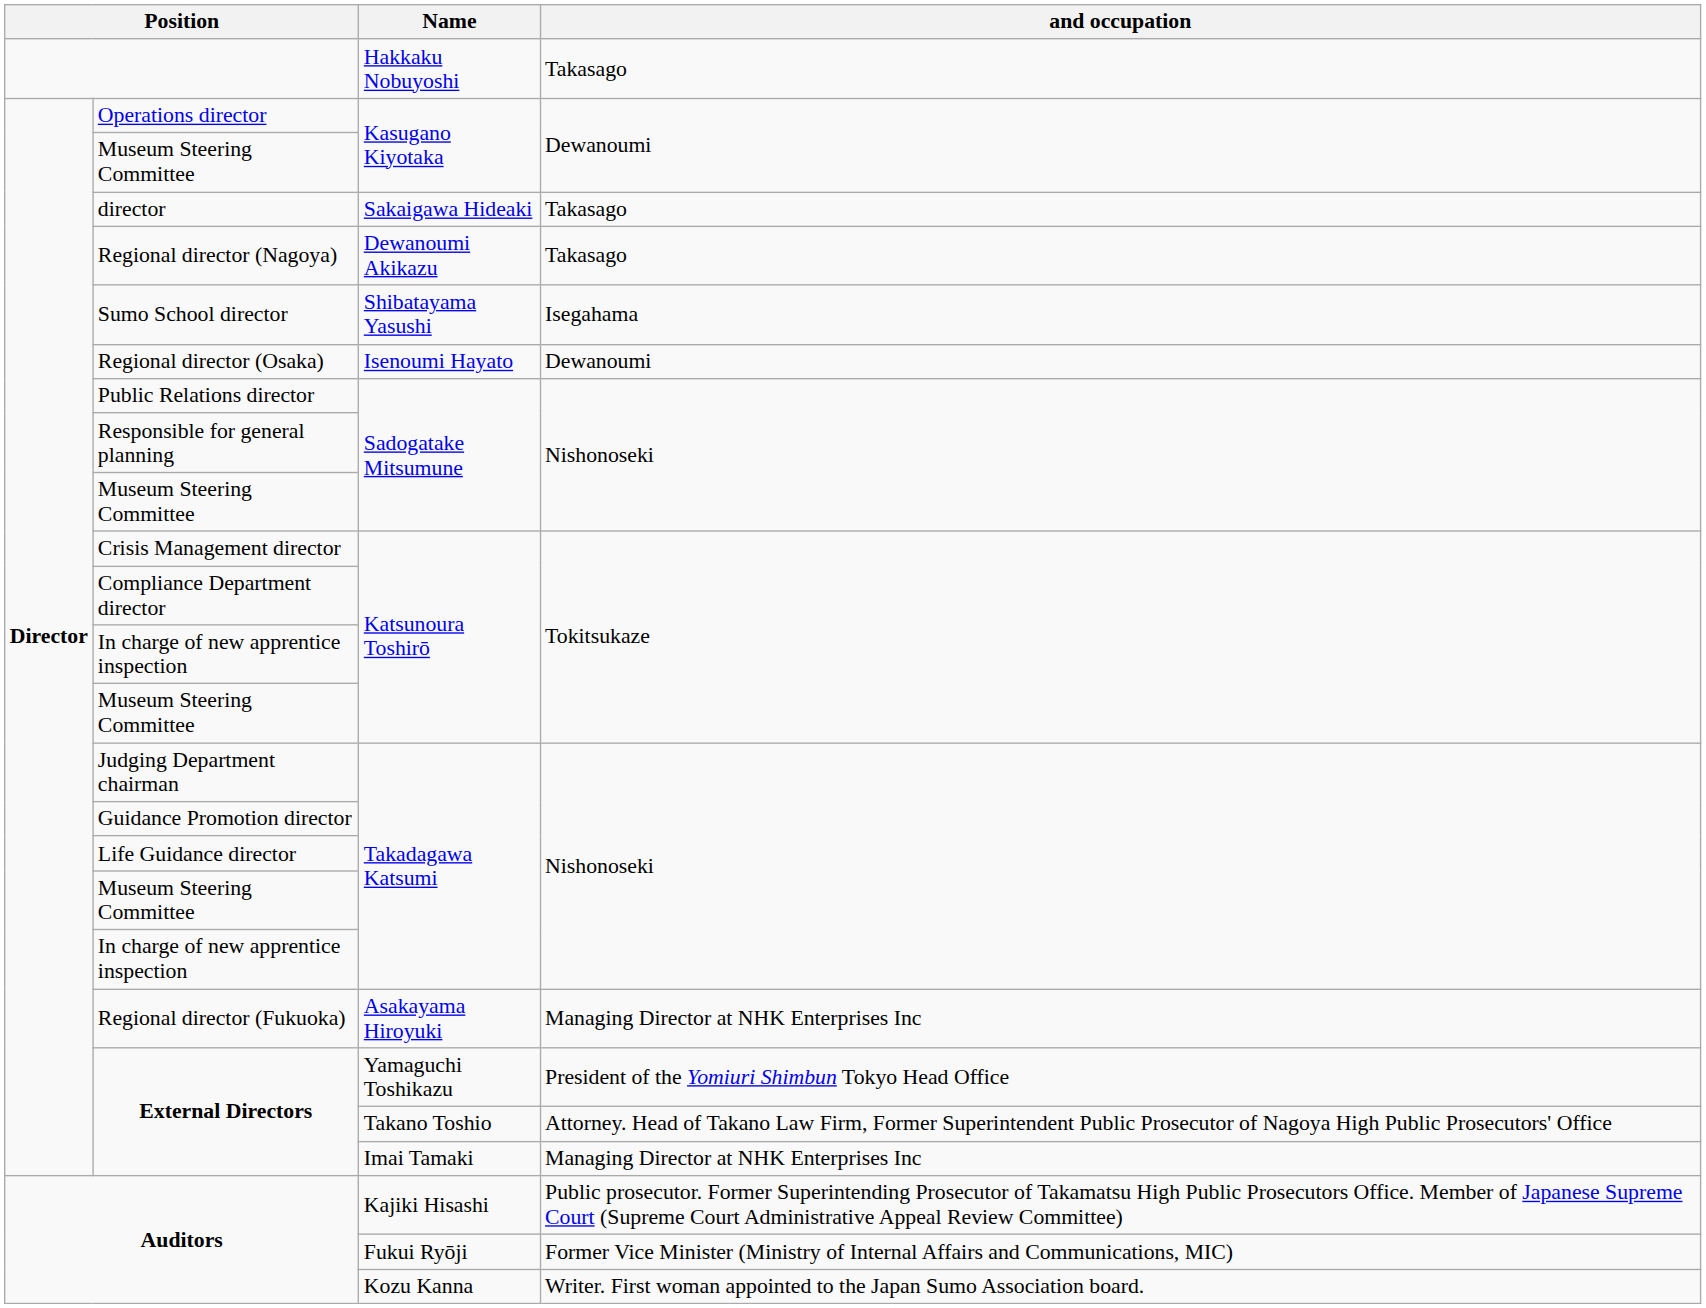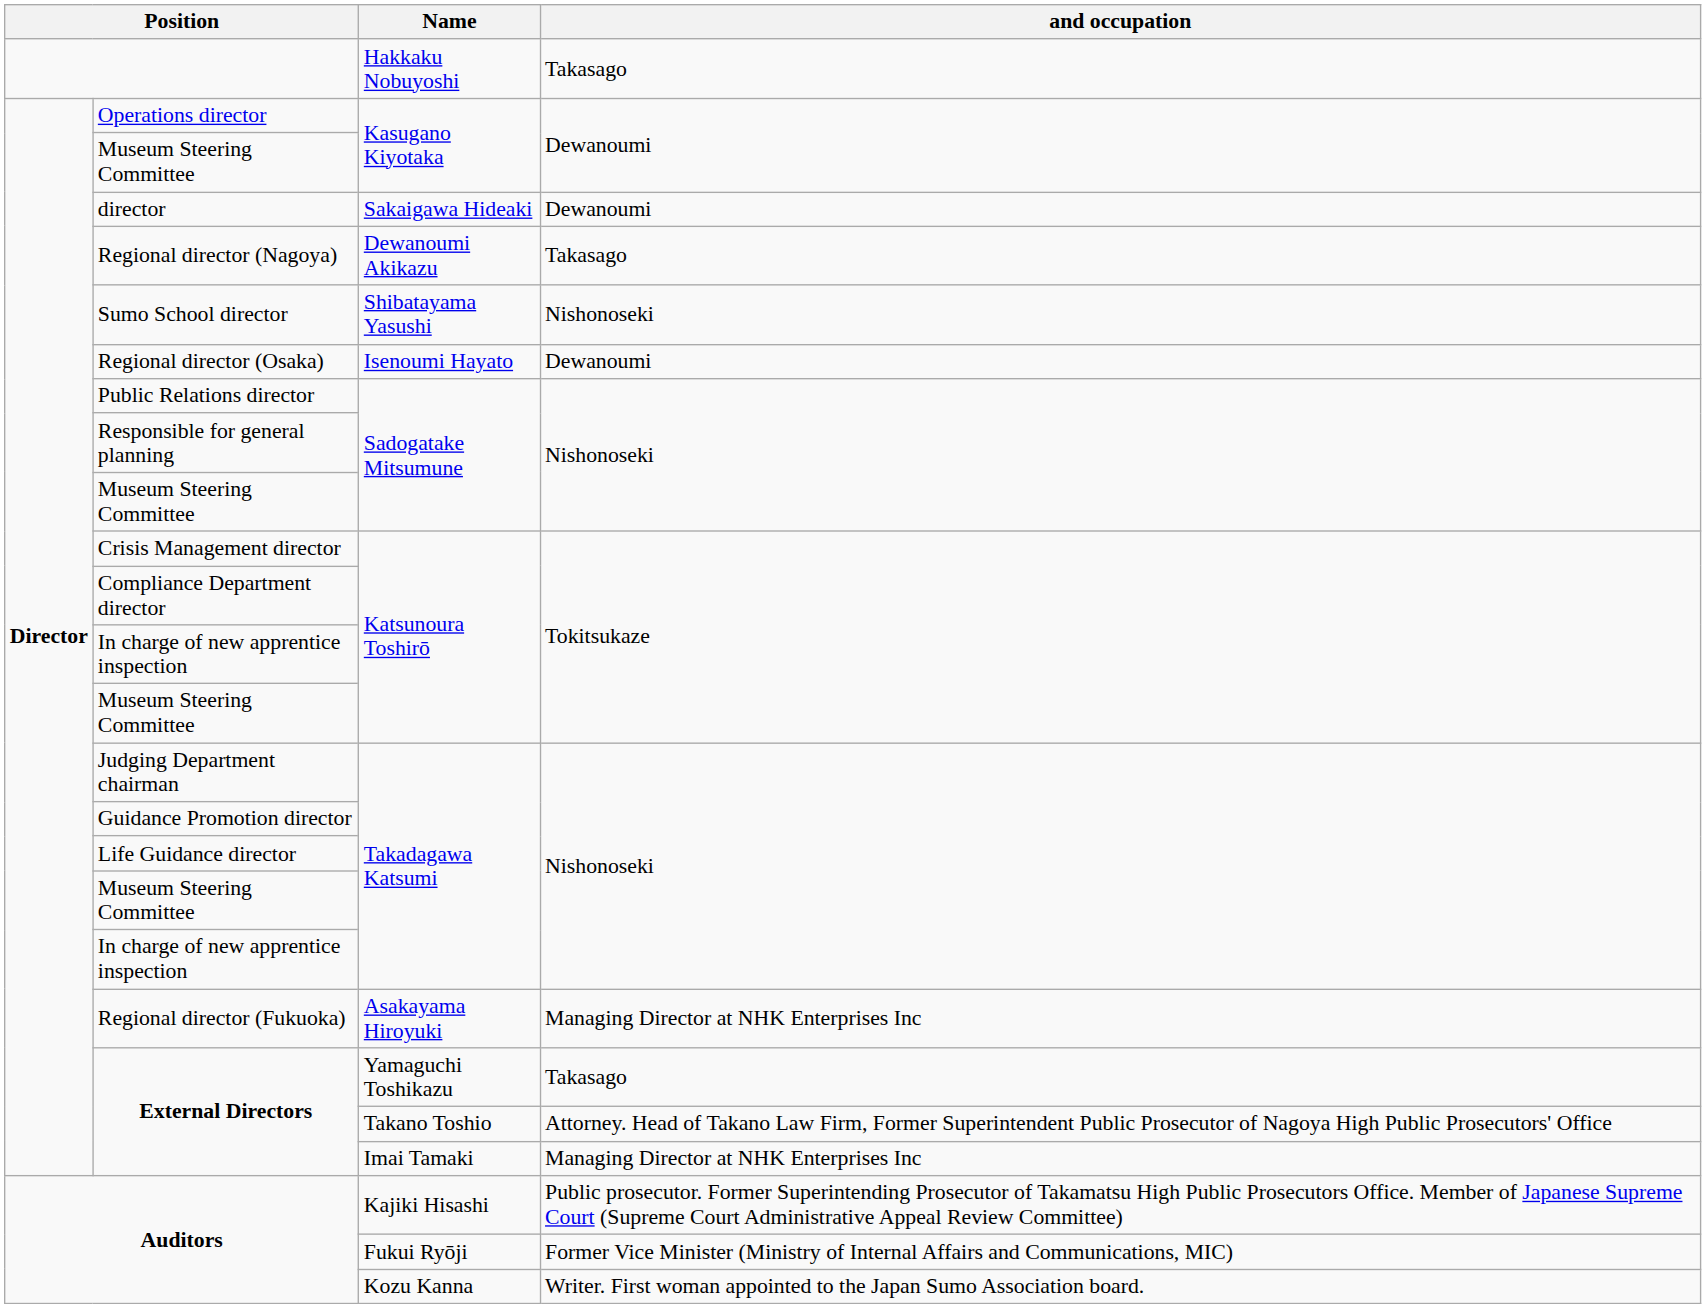(586, 208) Takasago -> (598, 208) Dewanoumi
(592, 314) Isegahama -> (599, 314) Nishonoseki
(777, 1076) President of the Yomiuri Shimbun Tokyo Head Office -> (586, 1076) Takasago
